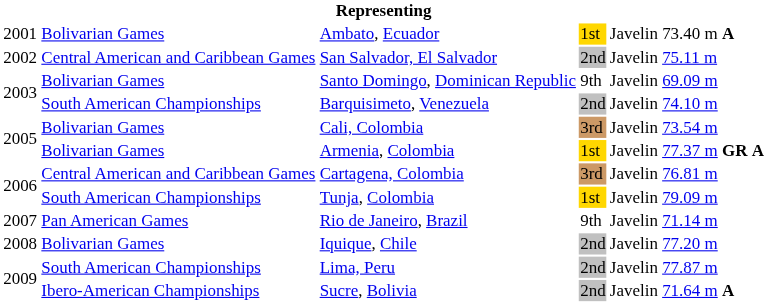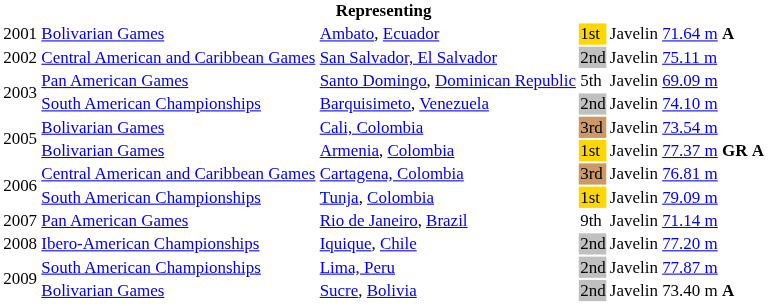(698, 34) 73.40 m A -> (698, 34) 71.64 m A
(103, 80) Bolivarian Games -> (115, 80) Pan American Games
(591, 80) 9th -> (591, 80) 5th
(103, 243) Bolivarian Games -> (150, 243) Ibero-American Championships
(150, 290) Ibero-American Championships -> (103, 290) Bolivarian Games
(698, 290) 71.64 m A -> (698, 290) 73.40 m A
